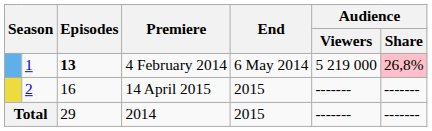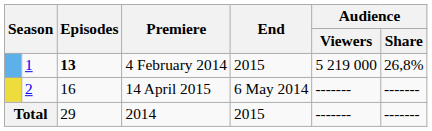(271, 65) 6 May 2014 -> (249, 65) 2015
(404, 65) pink background -> (404, 65) no background
(249, 89) 2015 -> (271, 89) 6 May 2014
